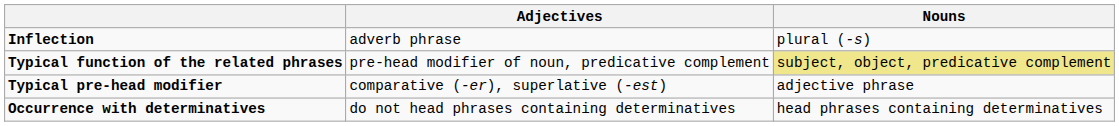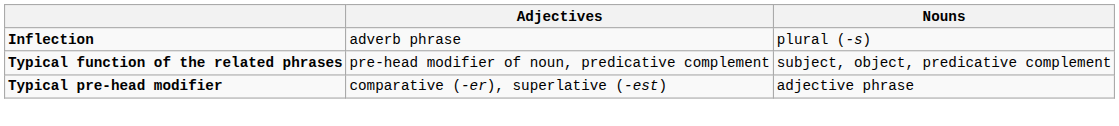(944, 63) khaki background -> (944, 63) no background
- row: (137, 109)
